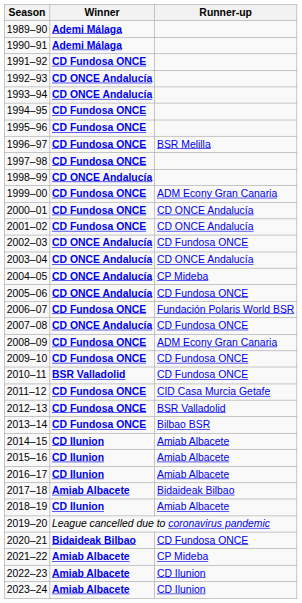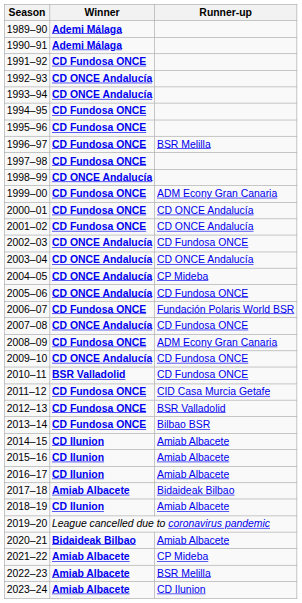(99, 359) CD Fundosa ONCE -> (102, 359) CD ONCE Andalucía
(203, 540) CD Fundosa ONCE -> (193, 540) Amiab Albacete
(181, 573) CD Ilunion -> (184, 573) BSR Melilla
